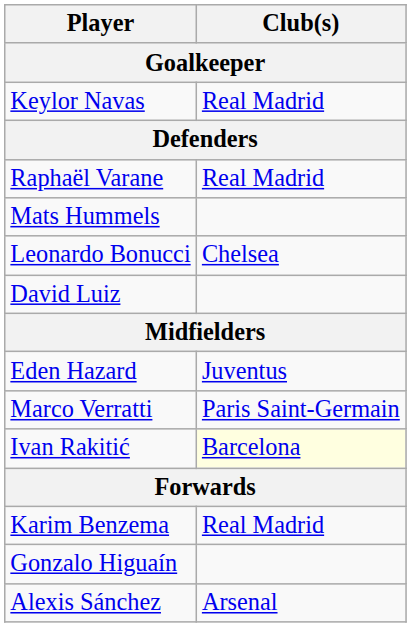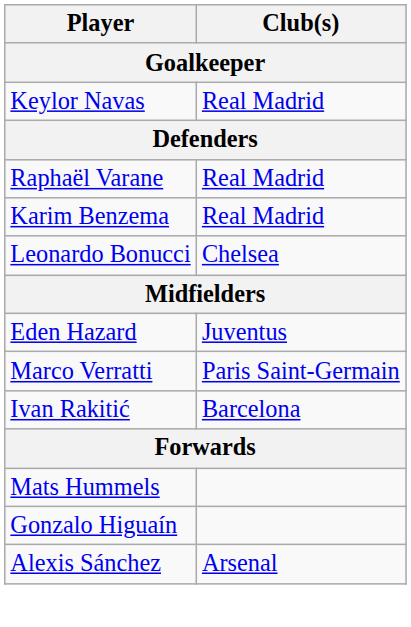rows swapped: (85, 216) <-> (90, 525)
- row: (65, 293)
(251, 448) lightyellow background -> (251, 409) no background
